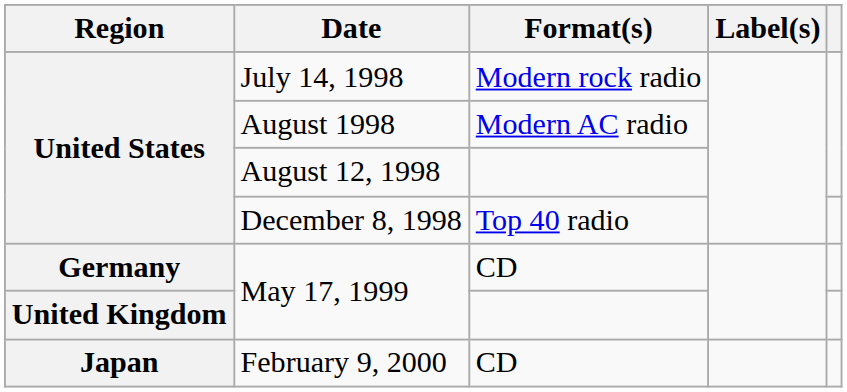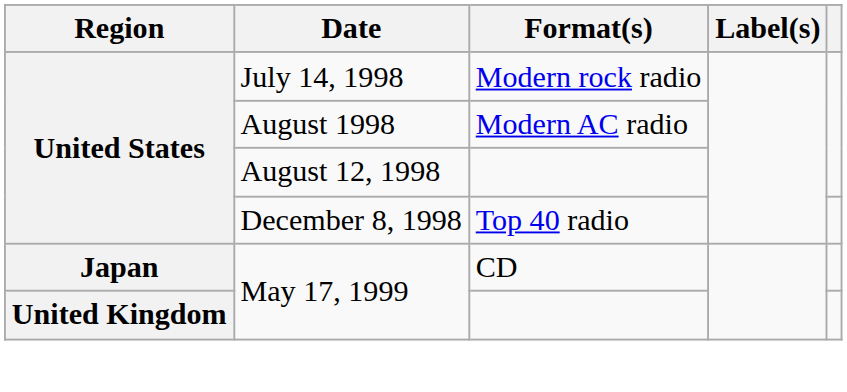(119, 266) Germany -> (119, 266) Japan
- row: (344, 362)
